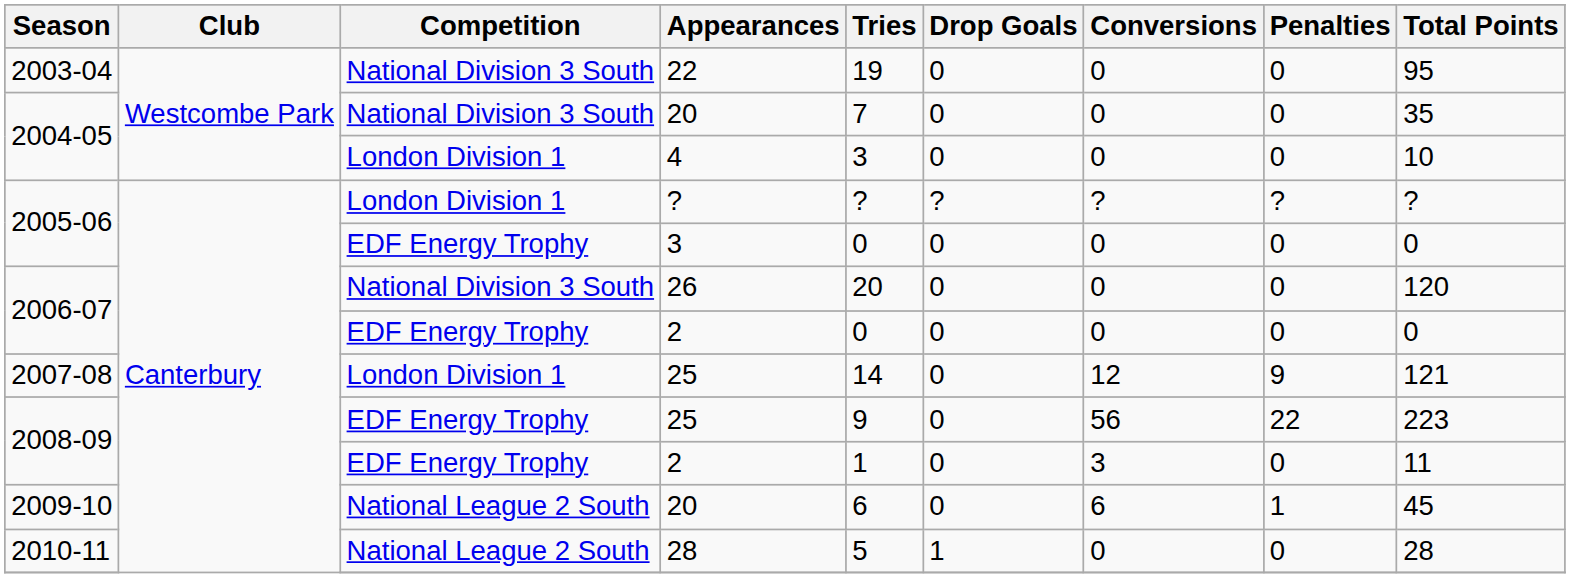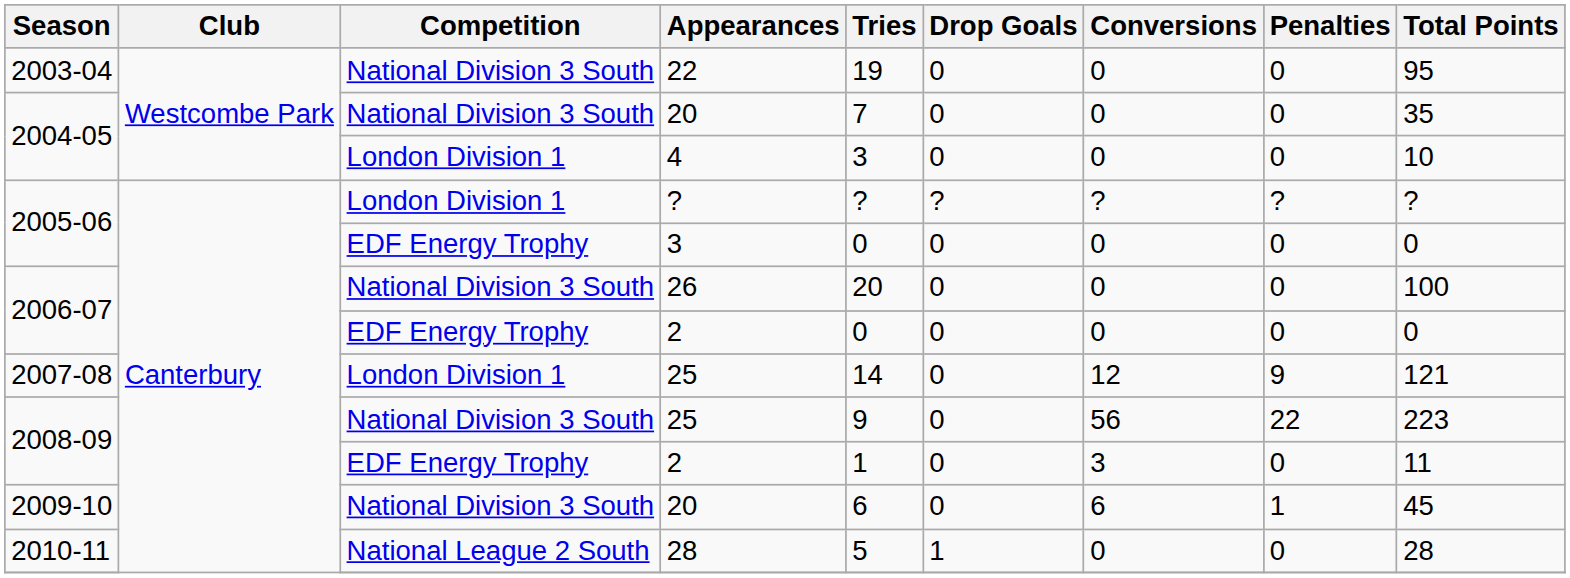(1426, 288) 120 -> (1426, 288) 100
(467, 419) EDF Energy Trophy -> (500, 419) National Division 3 South
(498, 506) National League 2 South -> (500, 506) National Division 3 South
